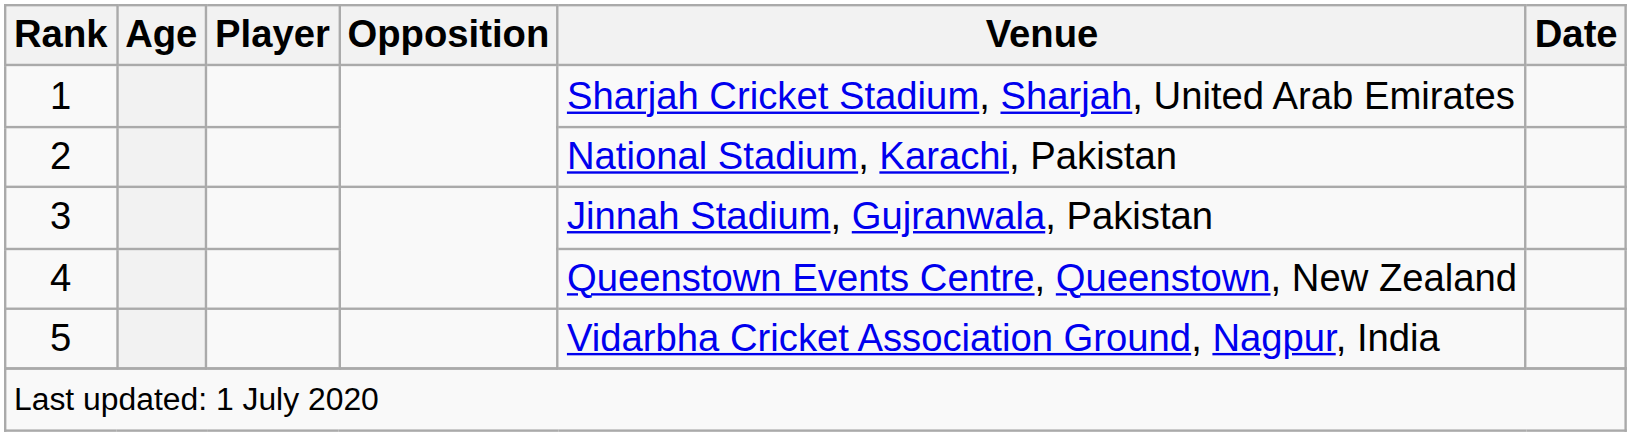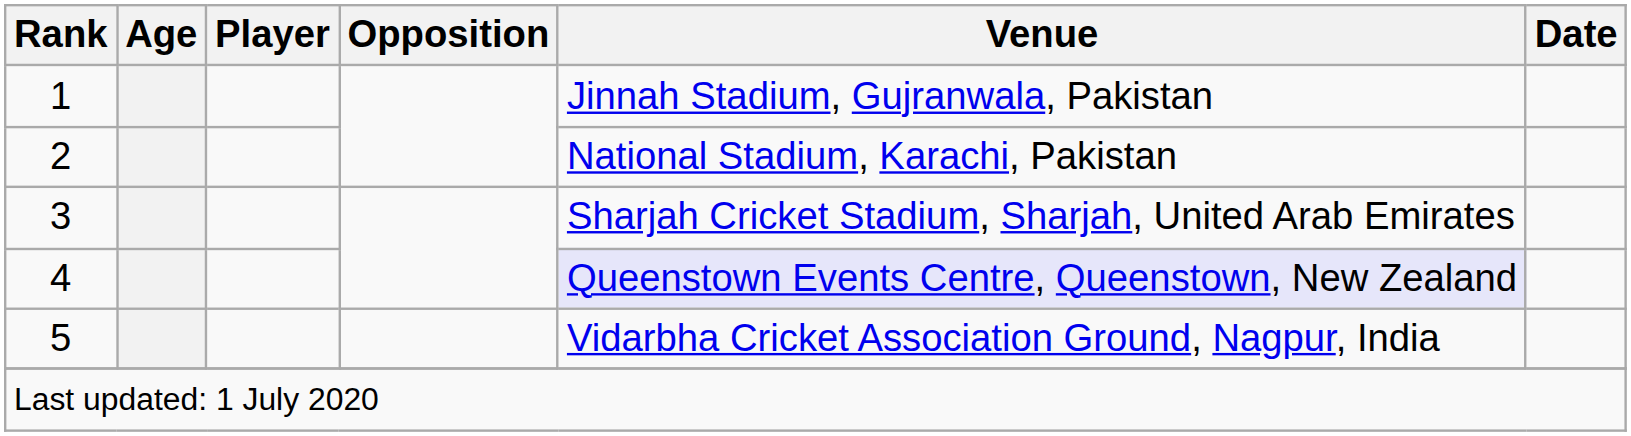(1041, 95) Sharjah Cricket Stadium, Sharjah, United Arab Emirates -> (890, 95) Jinnah Stadium, Gujranwala, Pakistan
(890, 216) Jinnah Stadium, Gujranwala, Pakistan -> (1041, 216) Sharjah Cricket Stadium, Sharjah, United Arab Emirates
(1042, 277) no background -> (1042, 277) lavender background
